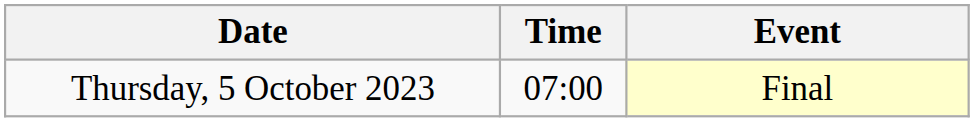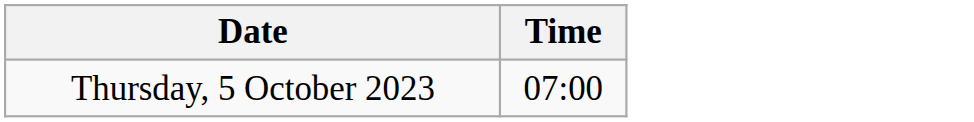- column: (797, 32)
